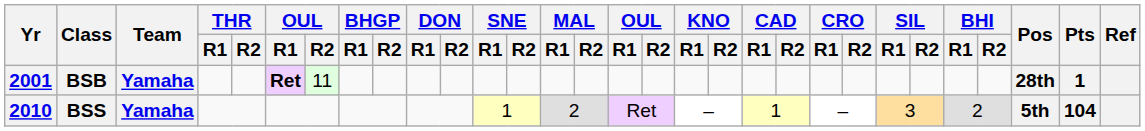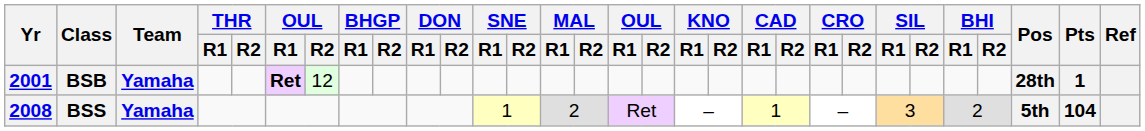(322, 80) 11 -> (322, 80) 12
(31, 110) 2010 -> (31, 110) 2008
